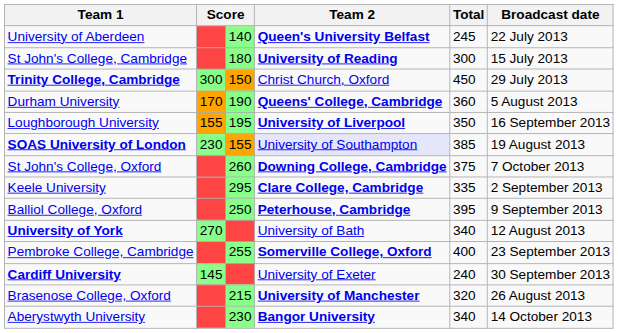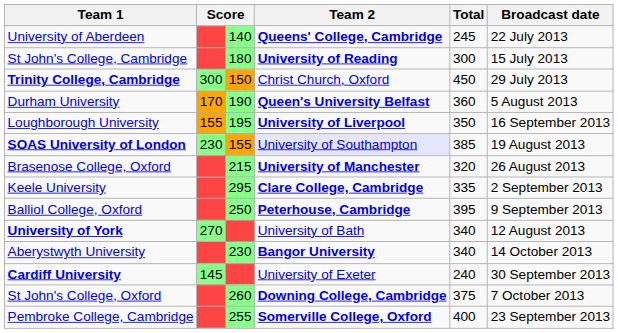(344, 36) Queen's University Belfast -> (350, 36) Queens' College, Cambridge
(350, 101) Queens' College, Cambridge -> (344, 101) Queen's University Belfast
rows swapped: (89, 295) <-> (84, 166)
rows swapped: (101, 252) <-> (76, 317)
